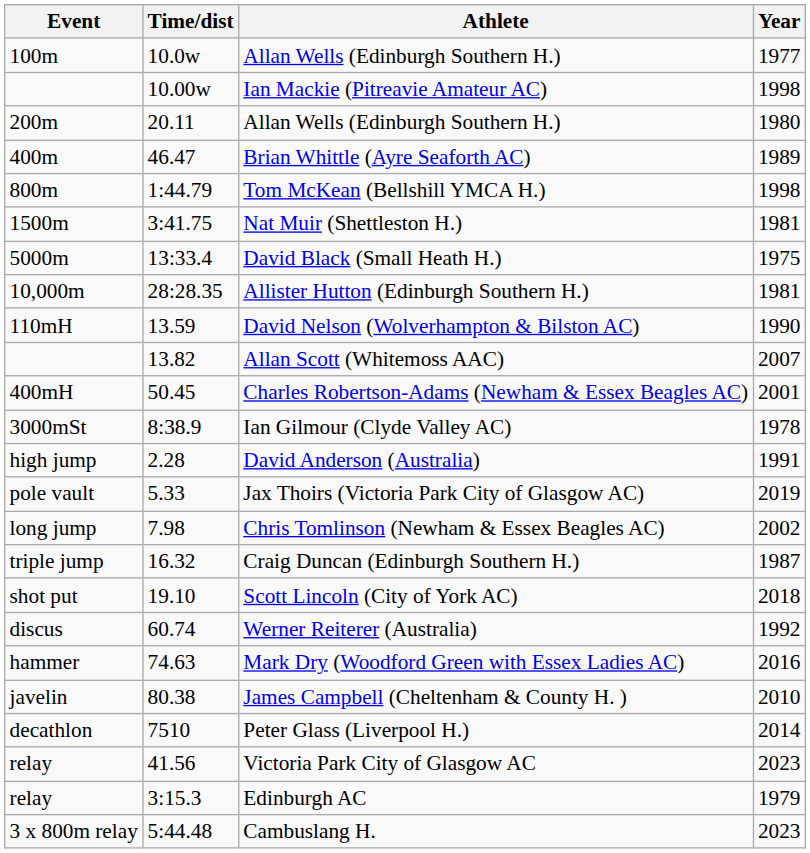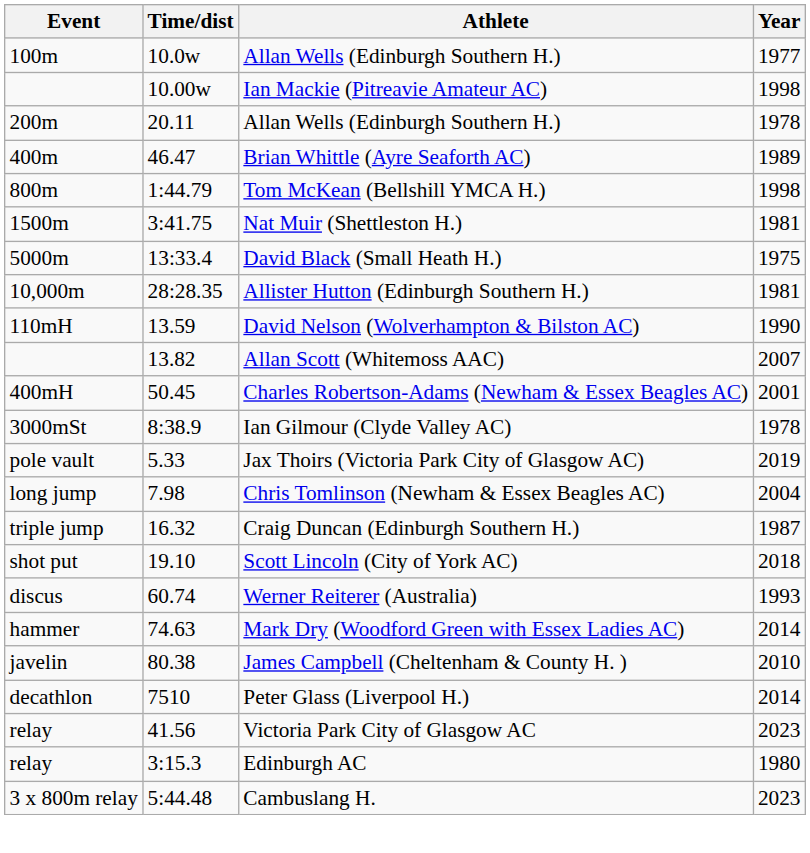(779, 122) 1980 -> (779, 122) 1978
- row: (53, 460)
(779, 527) 2002 -> (779, 493) 2004
(779, 628) 1992 -> (779, 595) 1993
(779, 662) 2016 -> (779, 628) 2014
(779, 797) 1979 -> (779, 763) 1980
